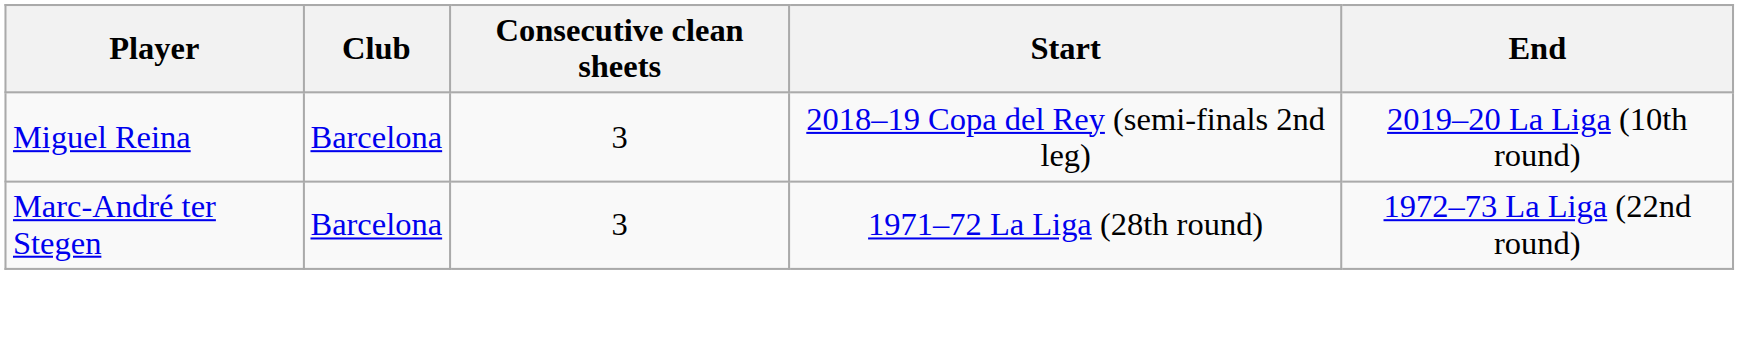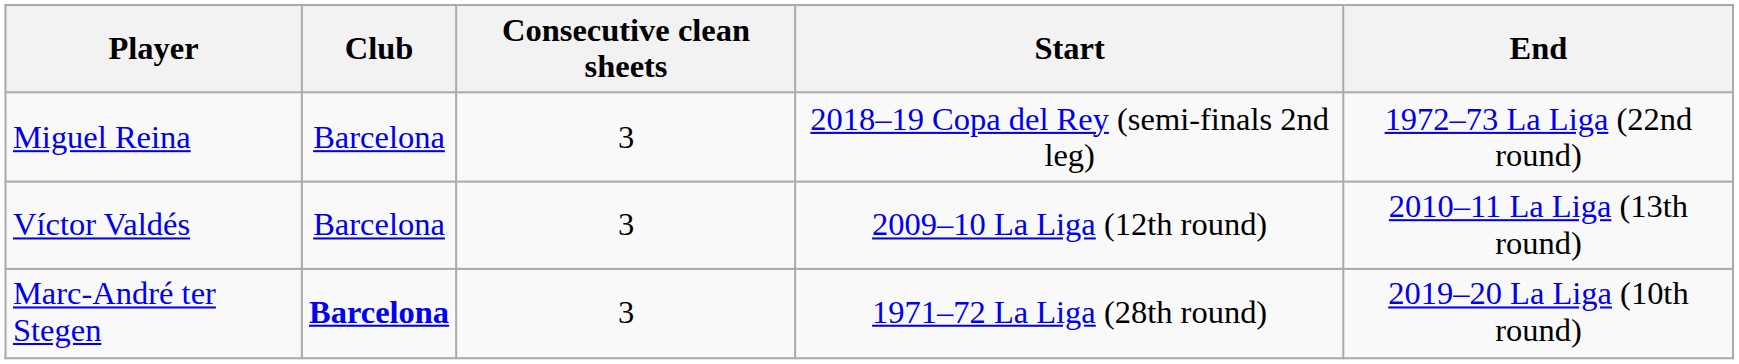(1537, 136) 2019–20 La Liga (10th round) -> (1538, 136) 1972–73 La Liga (22nd round)
+ row: (102, 224)
(376, 224) normal -> (379, 312) bold
(1537, 224) 1972–73 La Liga (22nd round) -> (1538, 312) 2019–20 La Liga (10th round)
